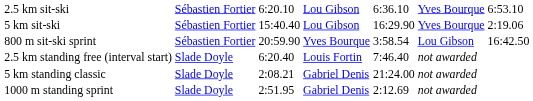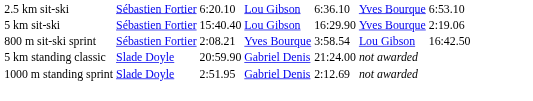(279, 41) 20:59.90 -> (217, 41) 2:08.21
- row: (88, 57)
(276, 74) 2:08.21 -> (220, 57) 20:59.90
